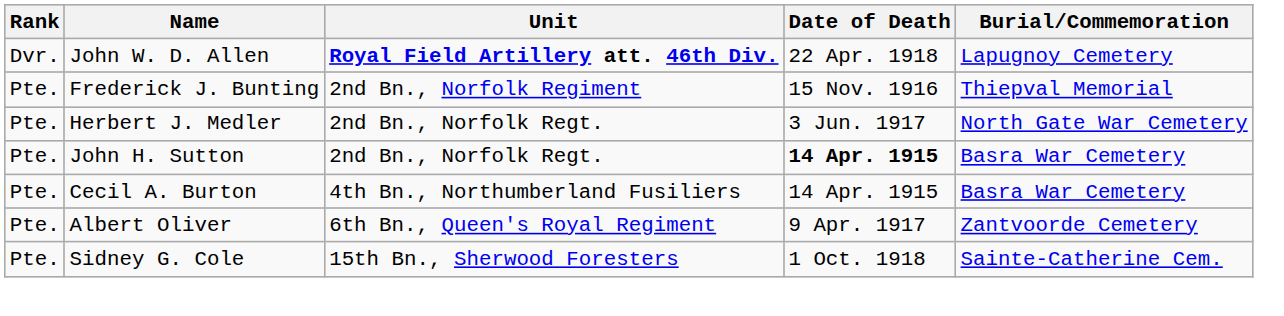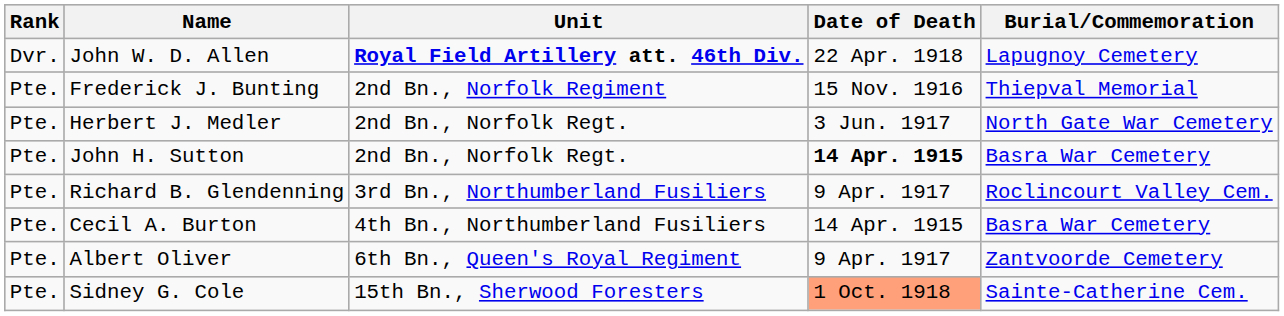+ row: (207, 191)
(857, 259) no background -> (882, 293) lightsalmon background
